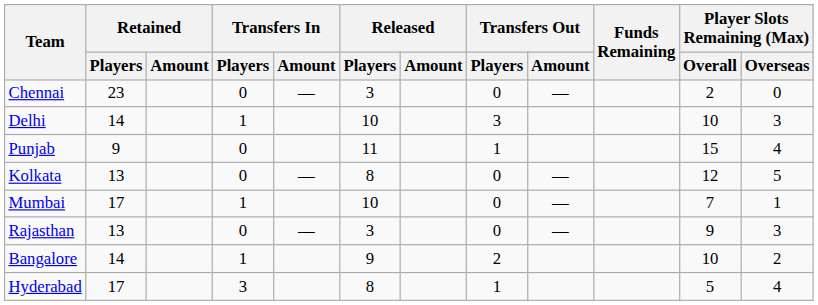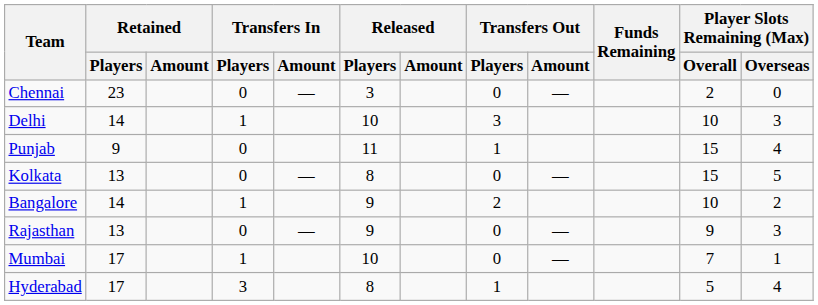(710, 175) 12 -> (710, 175) 15
rows swapped: (37, 203) <-> (43, 258)
(370, 230) 3 -> (370, 230) 9
